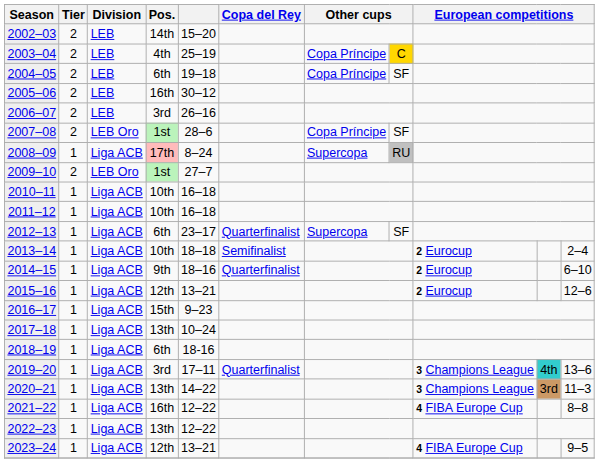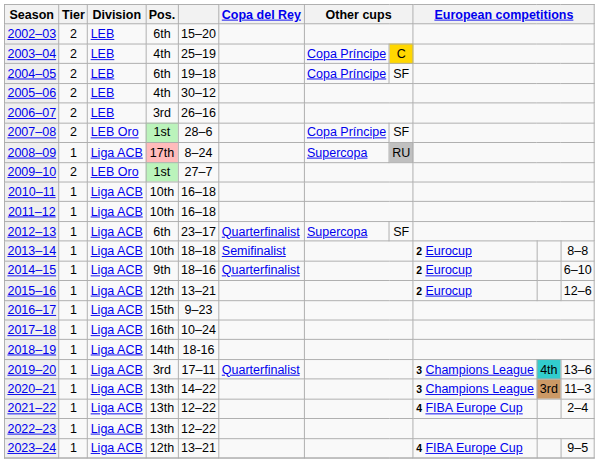(162, 34) 14th -> (162, 34) 6th
(162, 93) 16th -> (162, 93) 4th
(578, 251) 2–4 -> (578, 251) 8–8
(162, 329) 13th -> (162, 329) 16th
(162, 349) 6th -> (162, 349) 14th
(162, 408) 16th -> (162, 408) 13th
(578, 408) 8–8 -> (578, 408) 2–4
